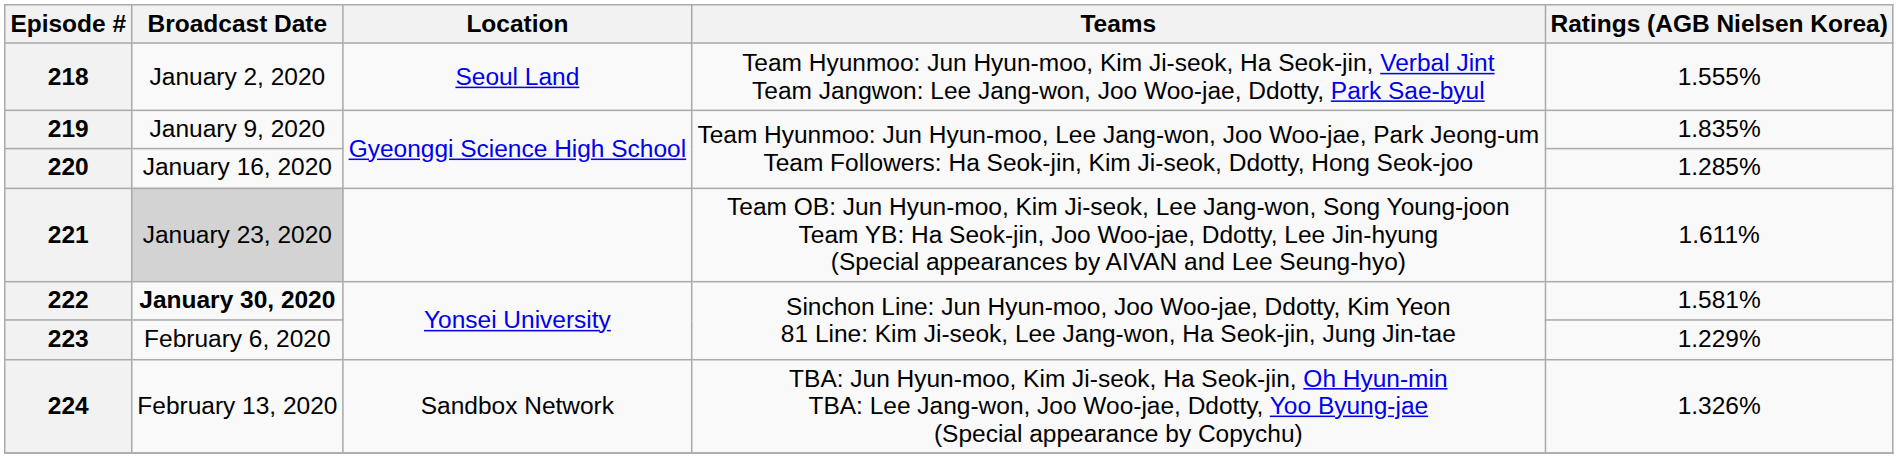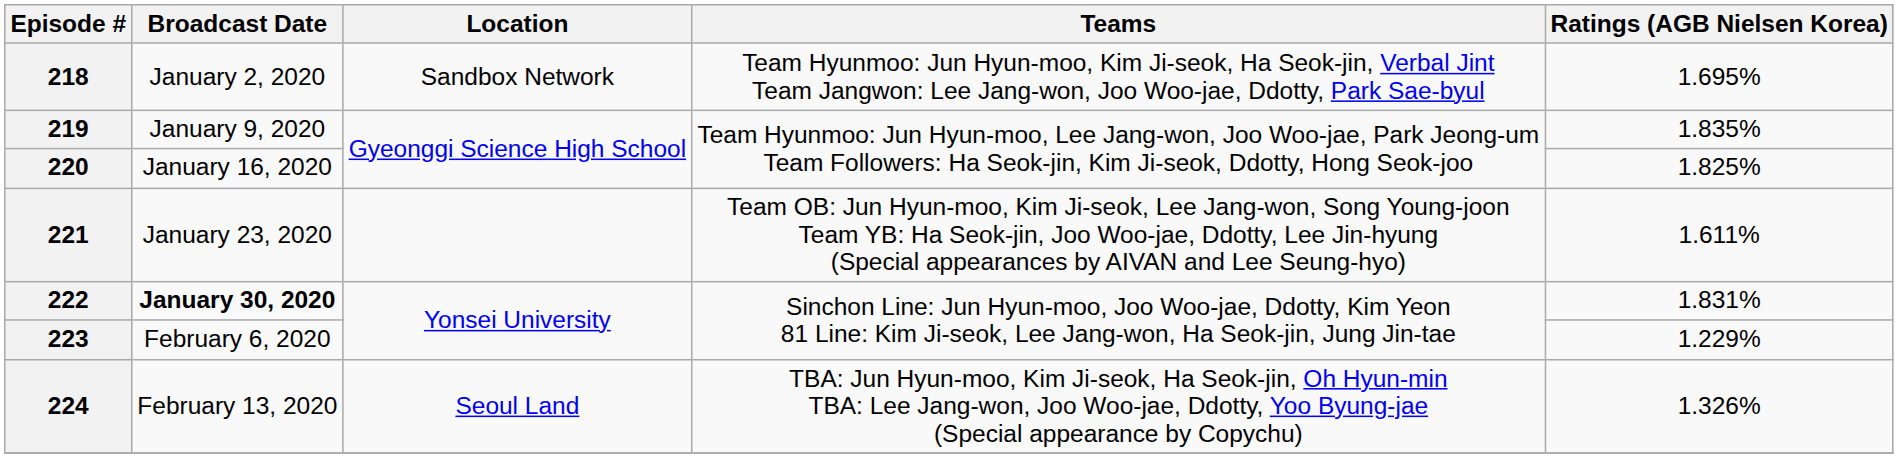(517, 76) Seoul Land -> (517, 76) Sandbox Network
(1719, 76) 1.555% -> (1719, 76) 1.695%
(1719, 167) 1.285% -> (1719, 167) 1.825%
(237, 234) lightgrey background -> (237, 234) no background
(1719, 300) 1.581% -> (1719, 300) 1.831%
(517, 405) Sandbox Network -> (517, 405) Seoul Land
